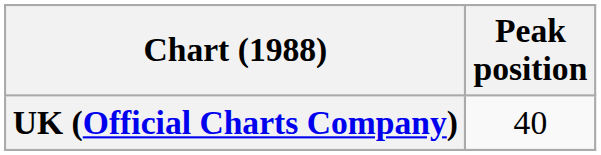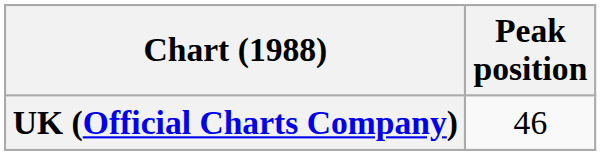(530, 122) 40 -> (530, 122) 46
